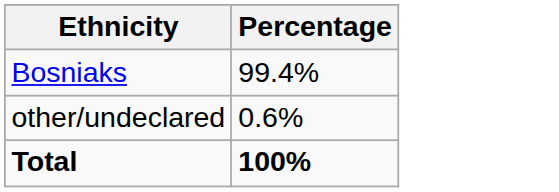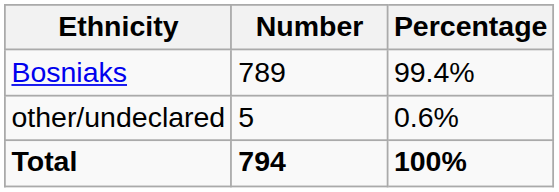+ column: (310, 27)
